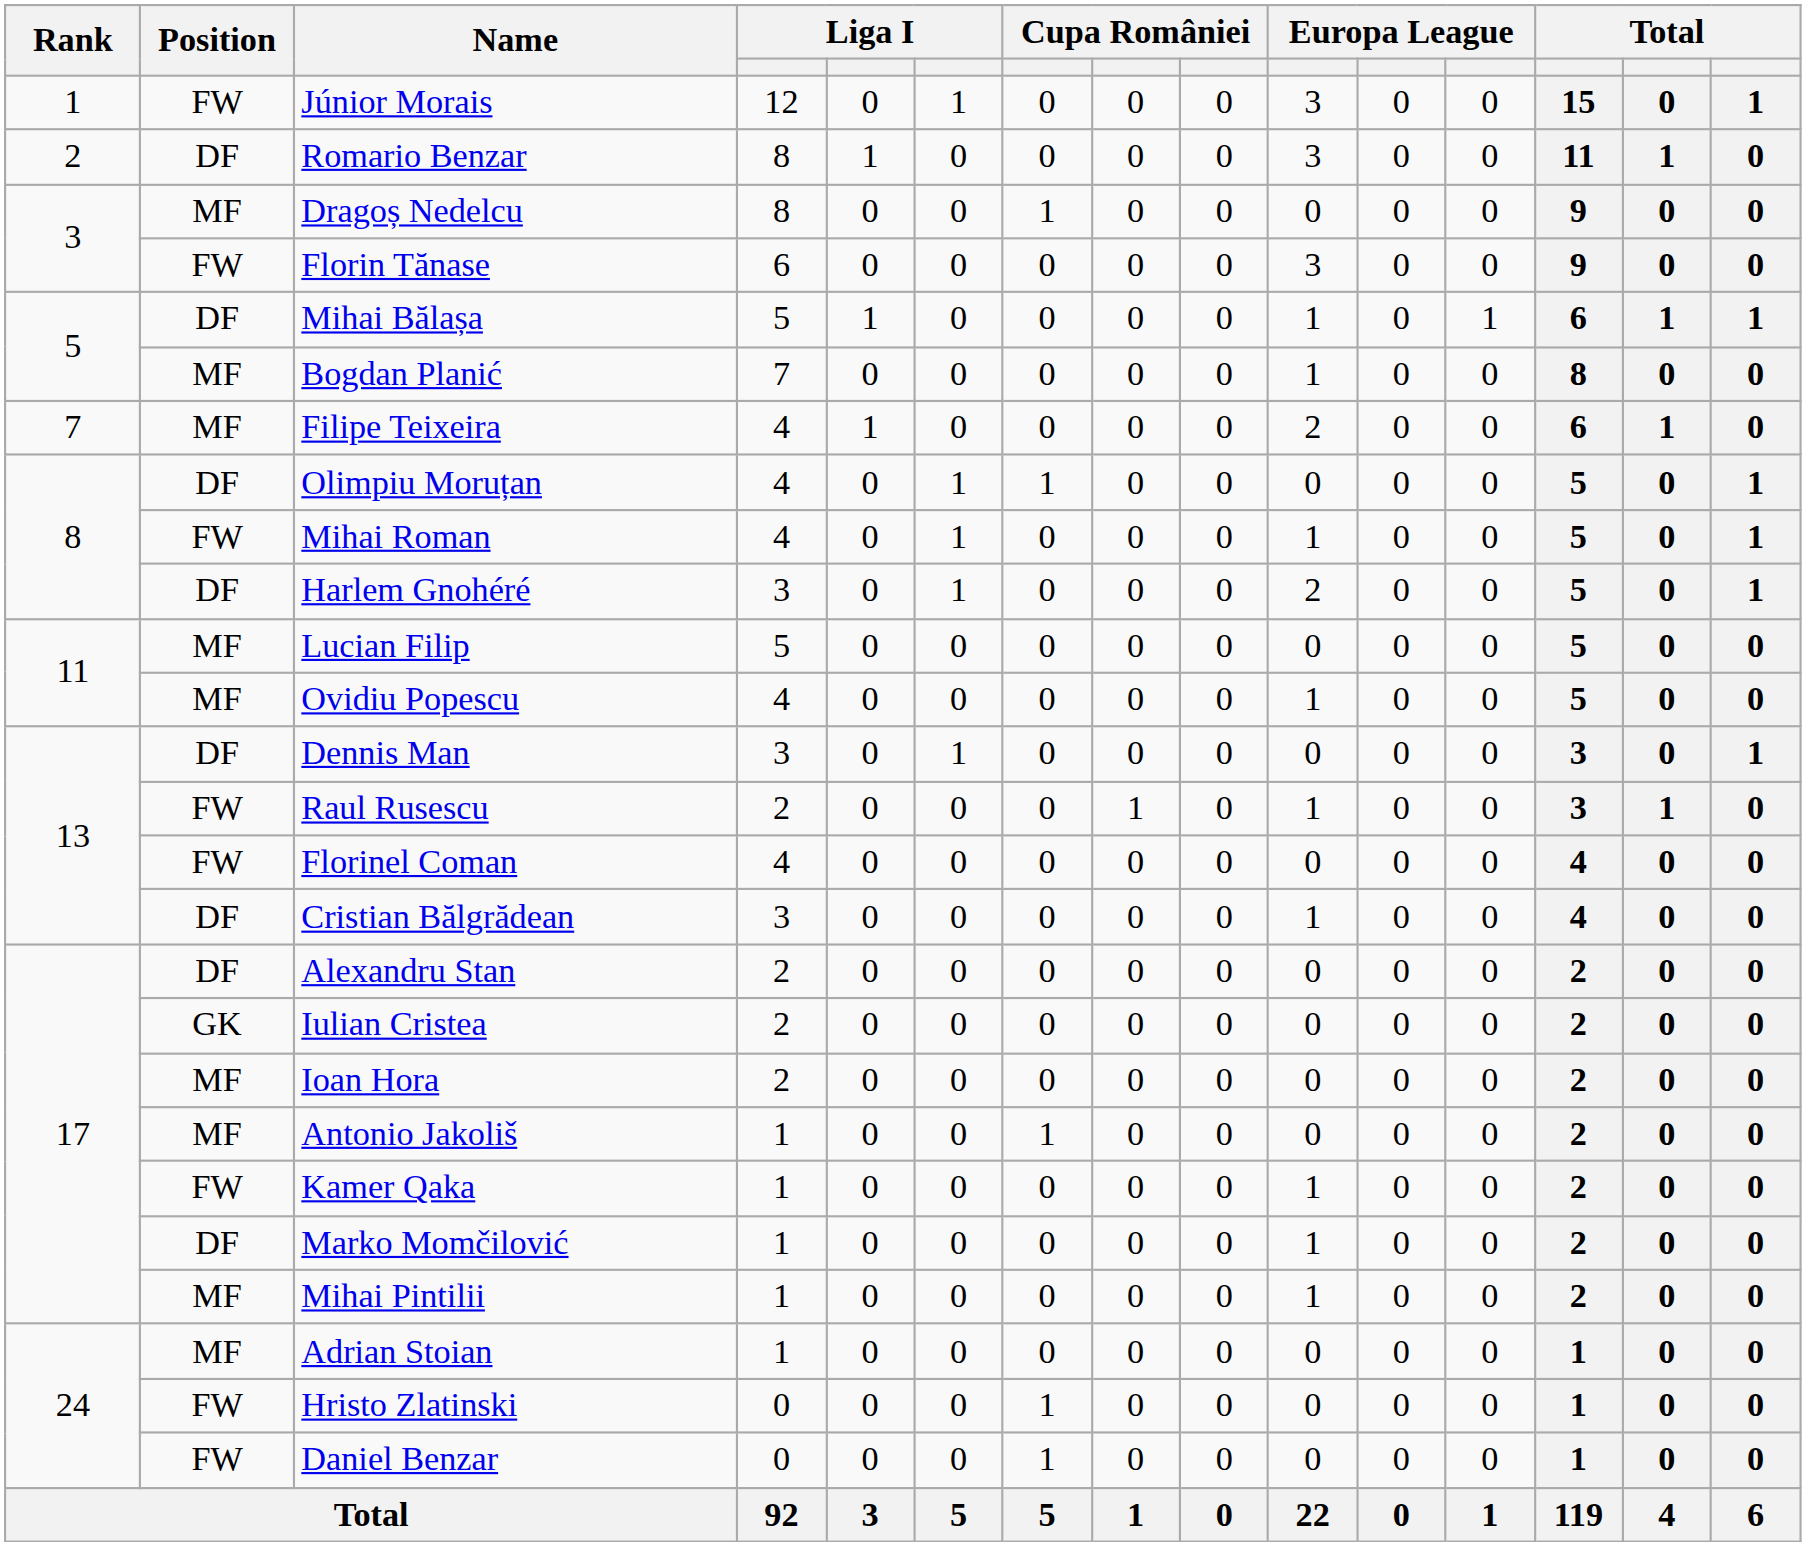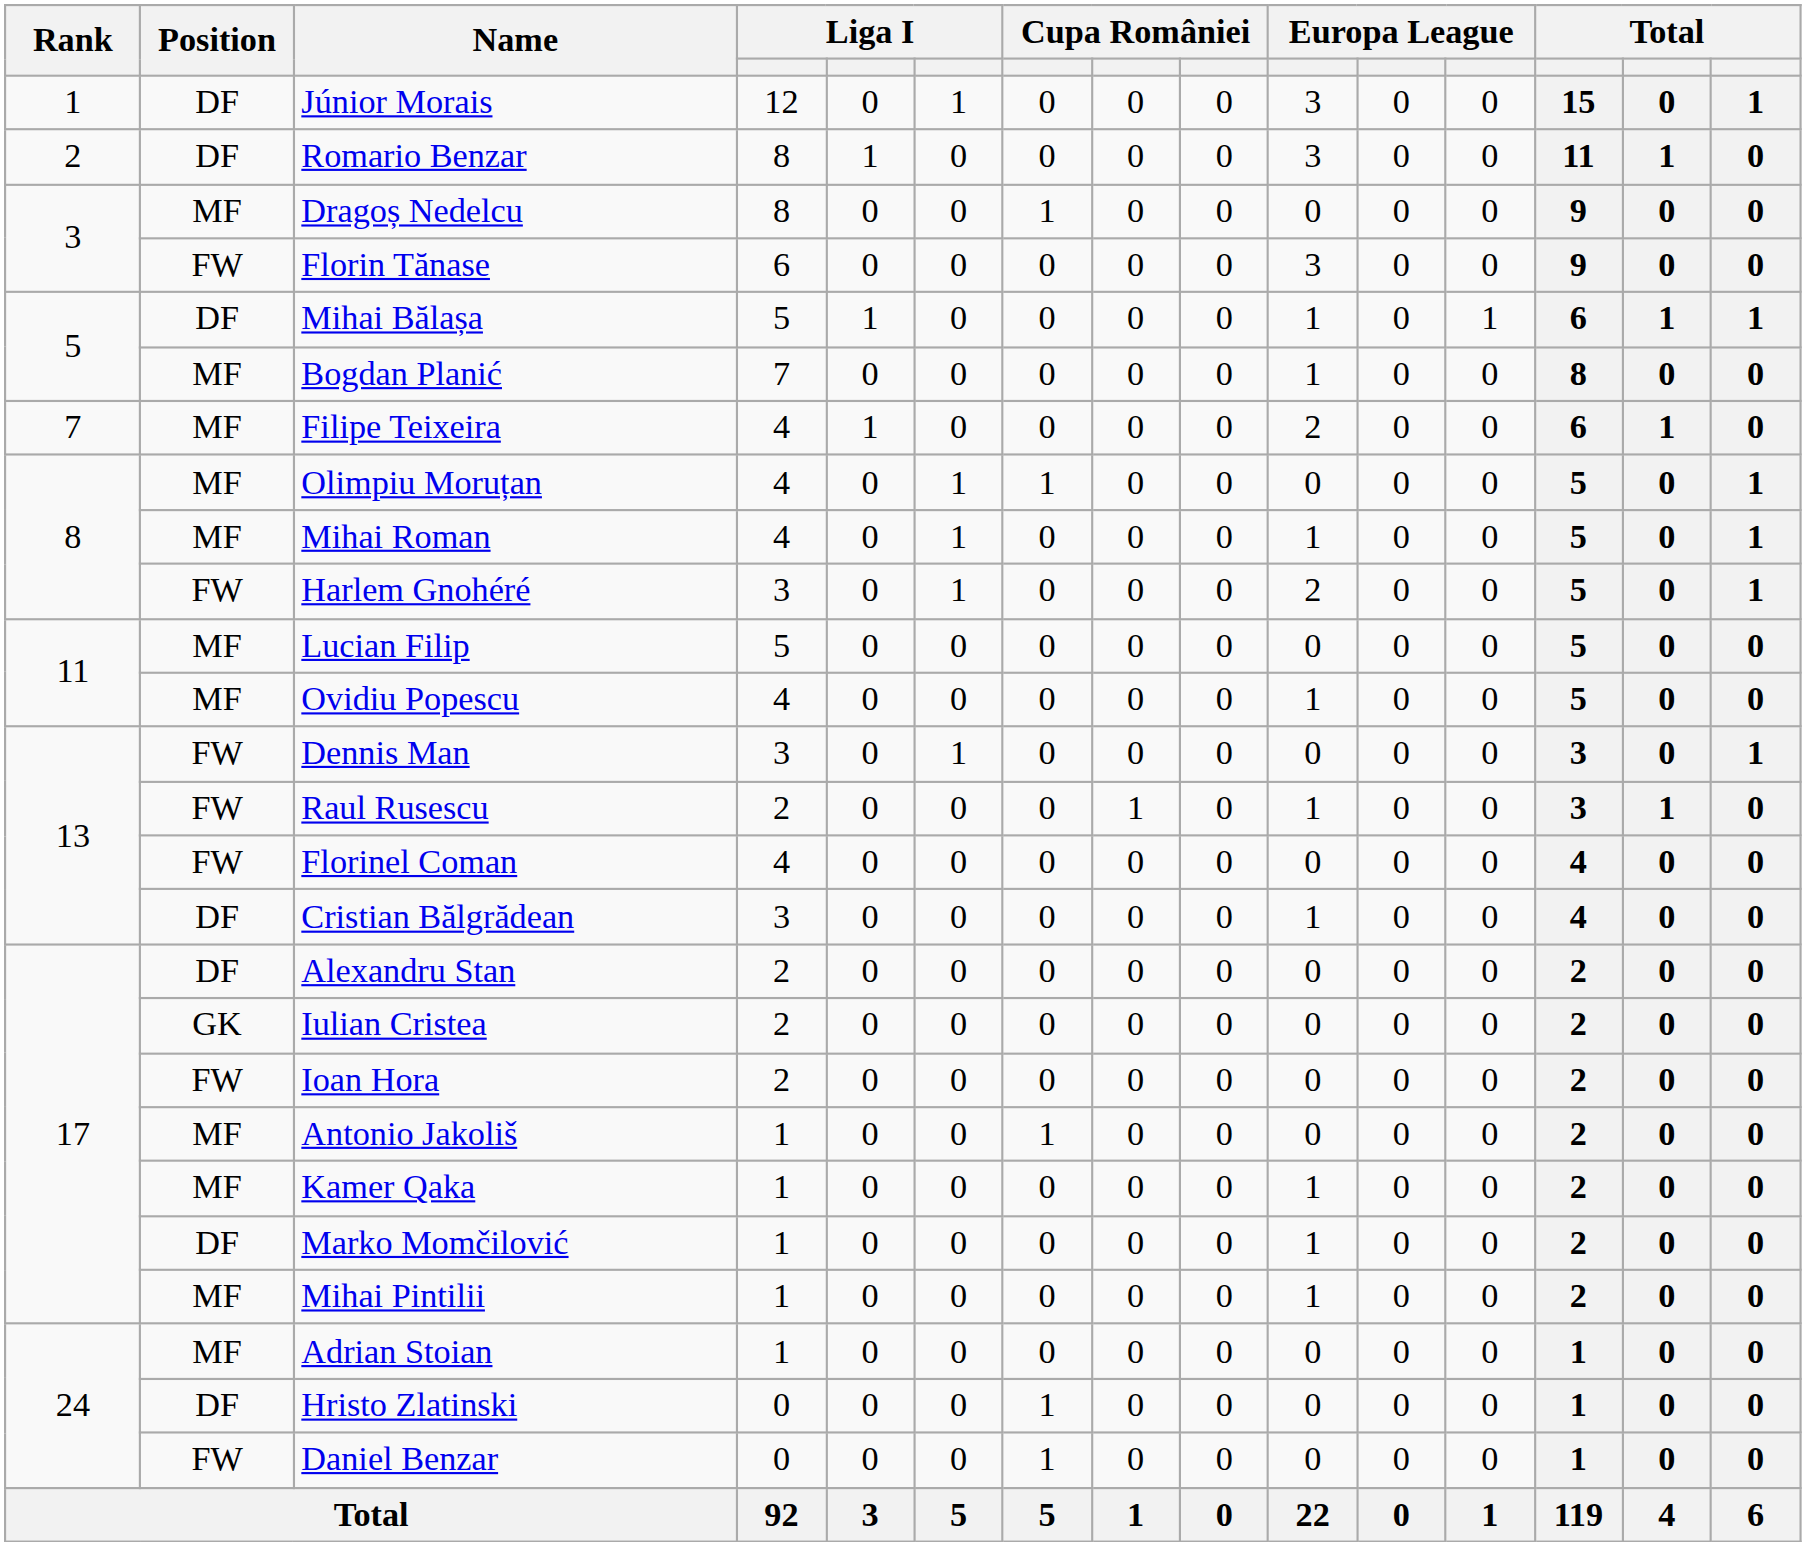(217, 101) FW -> (217, 101) DF
(217, 481) DF -> (217, 481) MF
(217, 536) FW -> (217, 536) MF
(217, 590) DF -> (217, 590) FW
(217, 753) DF -> (217, 753) FW
(217, 1079) MF -> (217, 1079) FW
(217, 1187) FW -> (217, 1187) MF
(217, 1404) FW -> (217, 1404) DF
